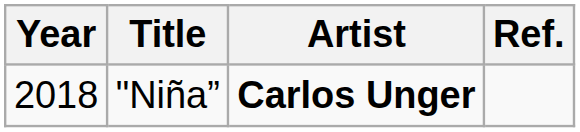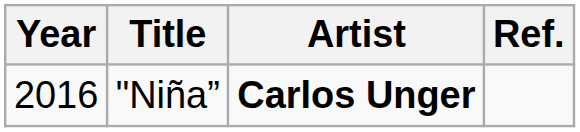(56, 94) 2018 -> (56, 94) 2016
